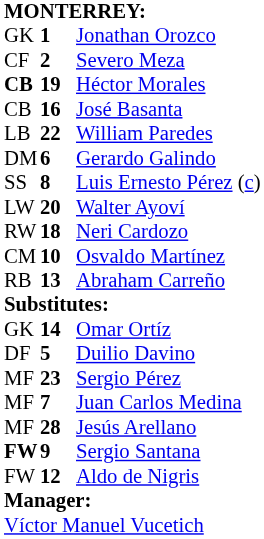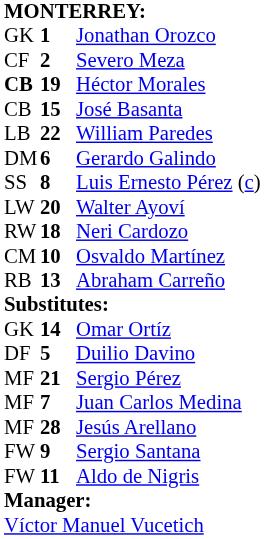(50, 108) 16 -> (50, 108) 15
(50, 378) 23 -> (50, 378) 21
(21, 451) bold -> (20, 451) normal
(50, 476) 12 -> (50, 476) 11
